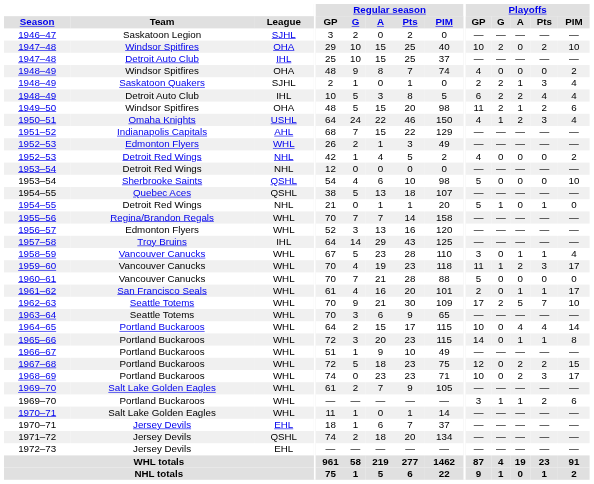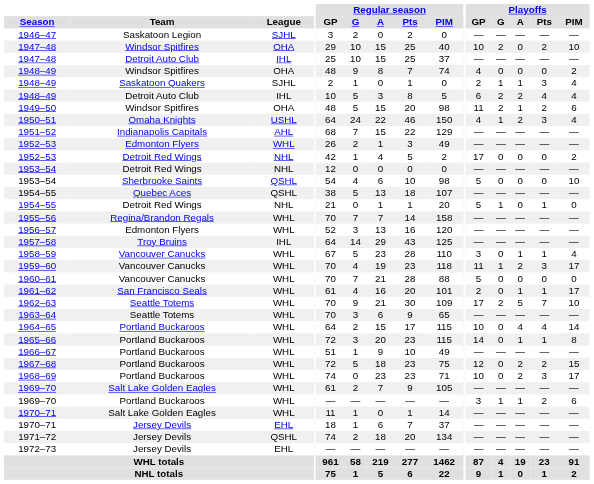(501, 83) 2 -> (501, 83) 1
(479, 156) 4 -> (479, 156) 17
